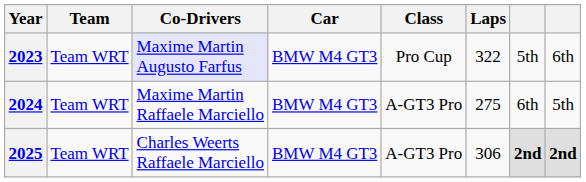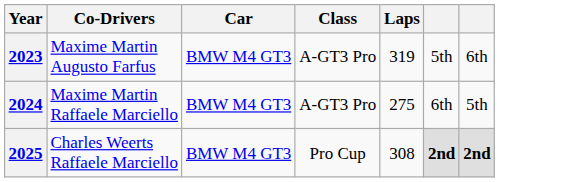- column: (90, 18)
(190, 56) lavender background -> (104, 56) no background
(424, 56) Pro Cup -> (338, 56) A-GT3 Pro
(488, 56) 322 -> (402, 56) 319
(424, 153) A-GT3 Pro -> (338, 153) Pro Cup
(488, 153) 306 -> (402, 153) 308
